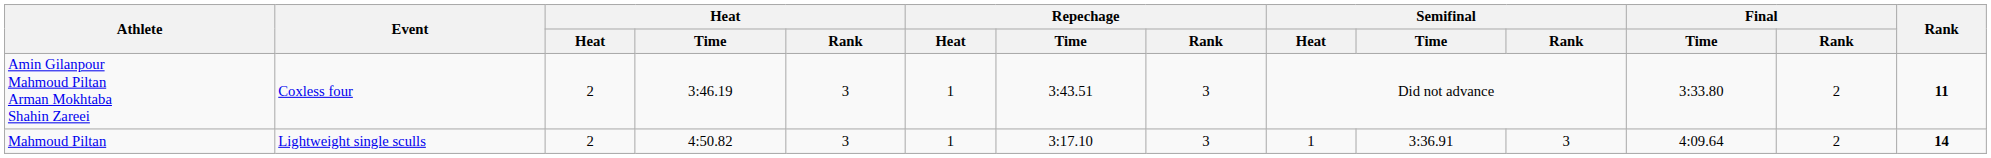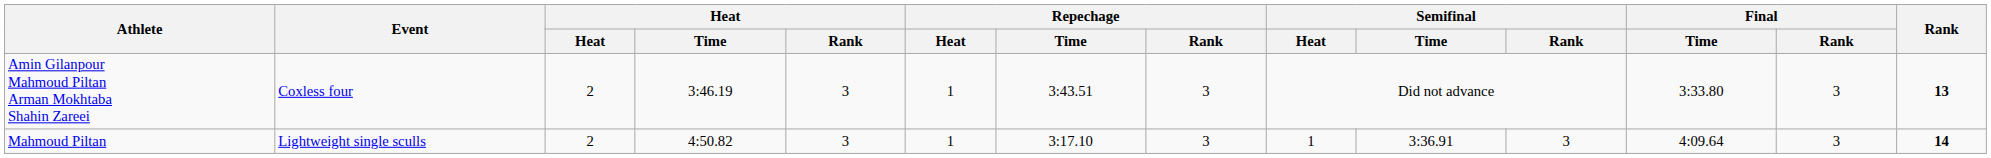(1836, 91) 2 -> (1836, 91) 3
(1942, 91) 11 -> (1942, 91) 13
(1836, 141) 2 -> (1836, 141) 3
